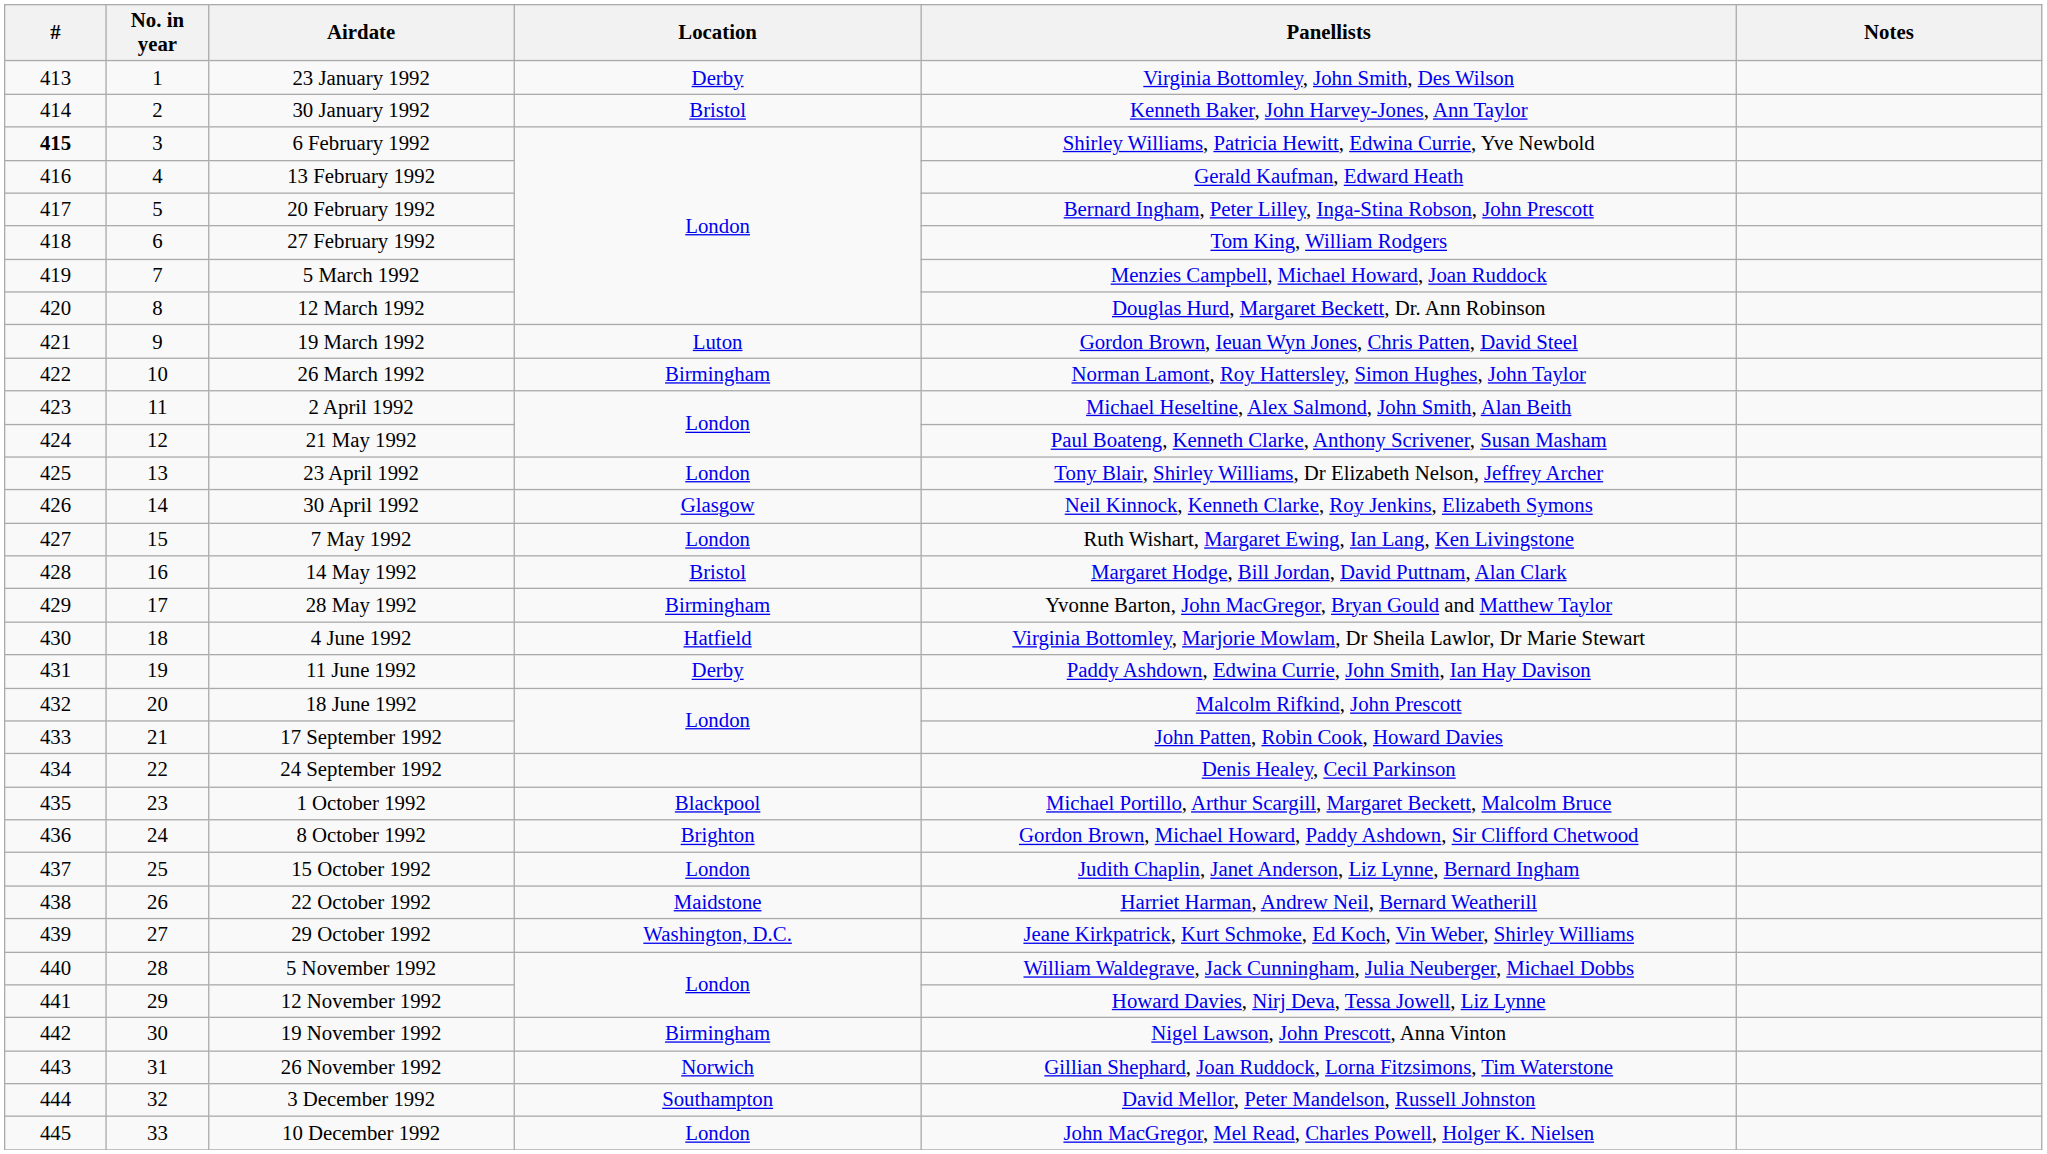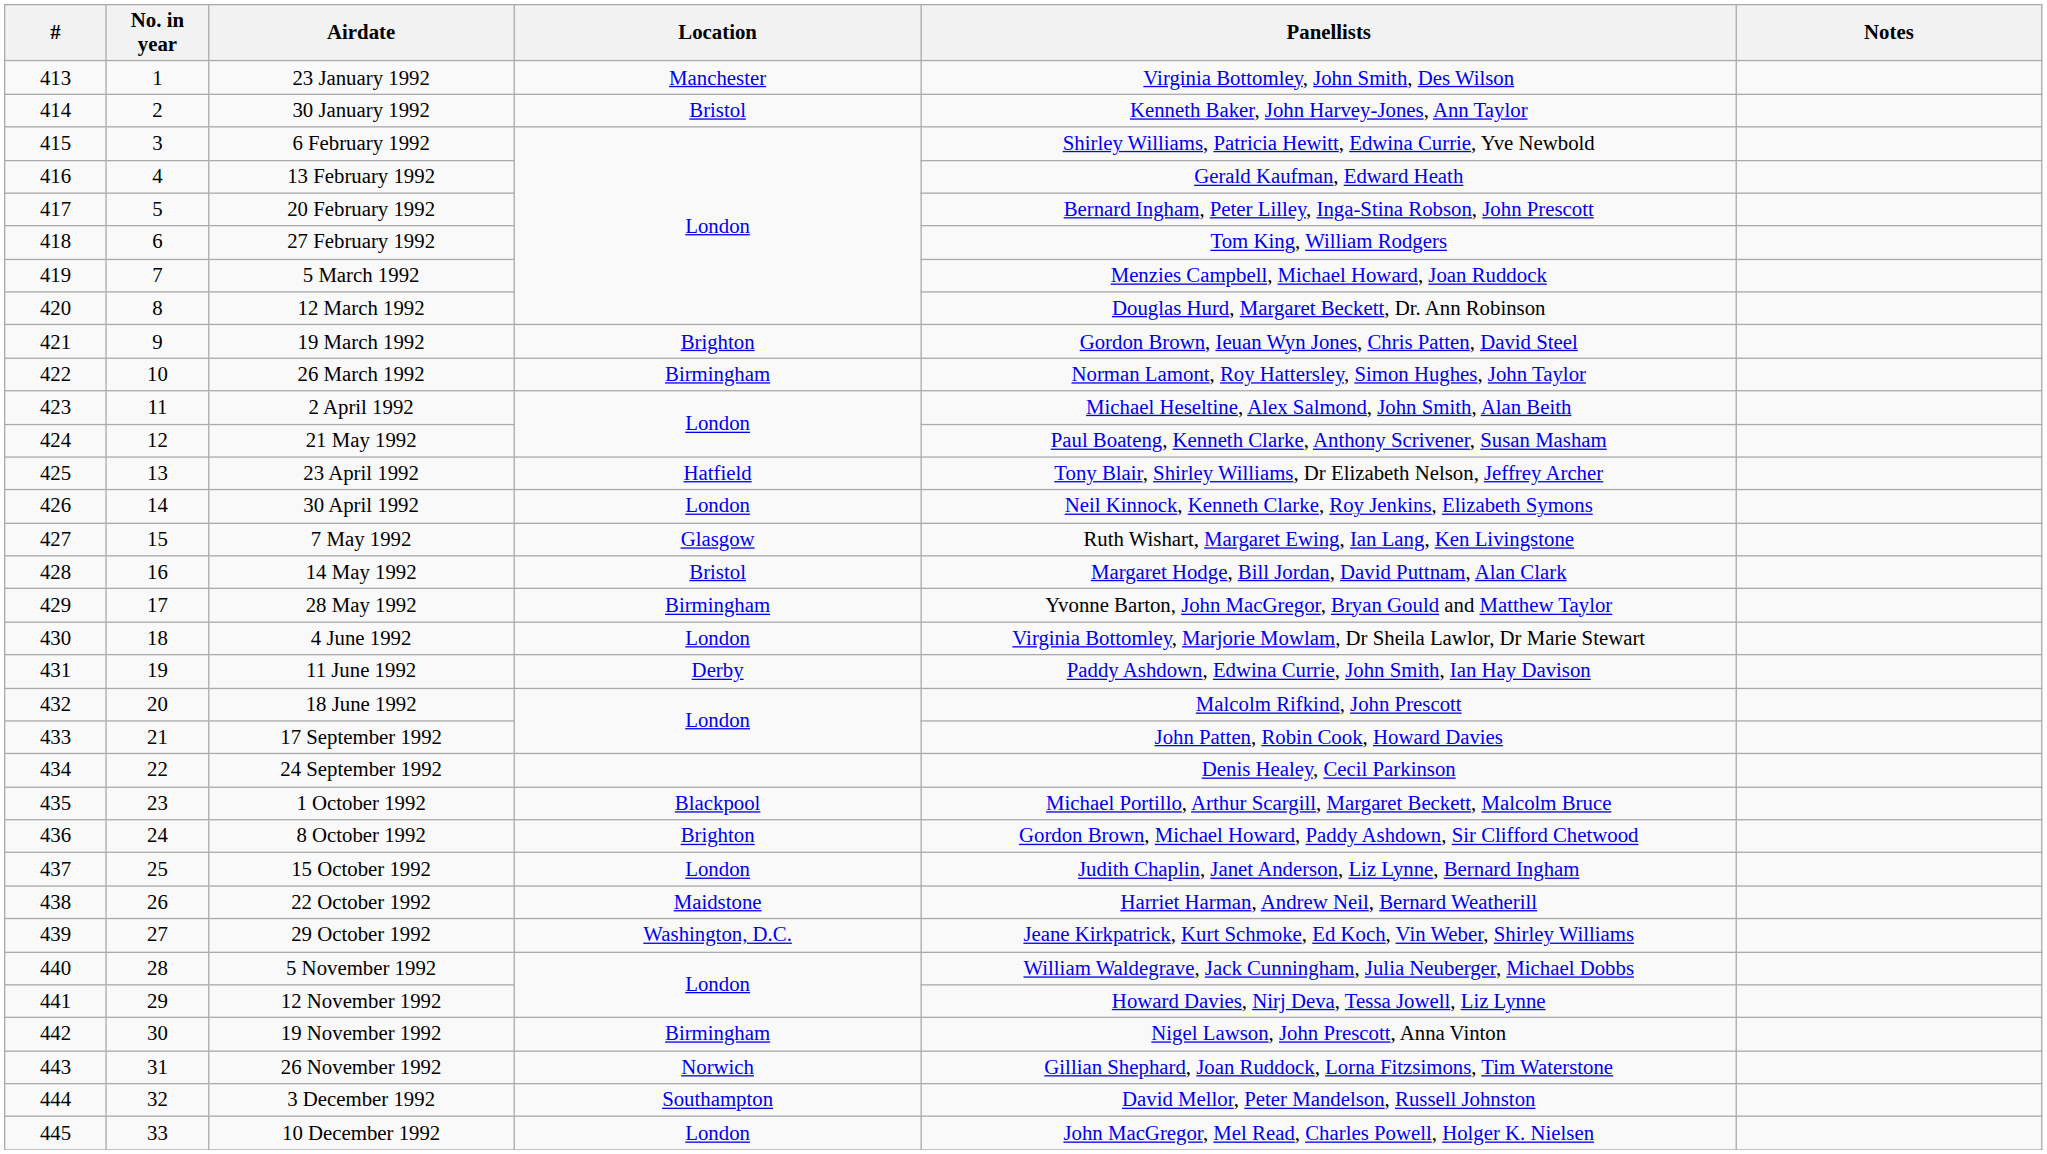(718, 77) Derby -> (718, 77) Manchester
(56, 143) bold -> (56, 143) normal
(718, 341) Luton -> (718, 341) Brighton
(718, 473) London -> (718, 473) Hatfield
(718, 506) Glasgow -> (718, 506) London
(718, 539) London -> (718, 539) Glasgow
(718, 638) Hatfield -> (718, 638) London
